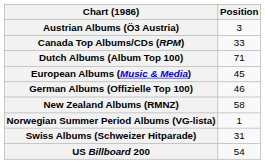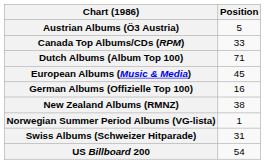(239, 27) 3 -> (239, 27) 5
(239, 89) 46 -> (239, 89) 16
(239, 105) 58 -> (239, 105) 38
